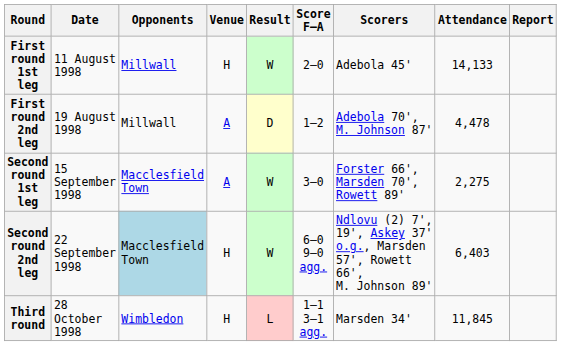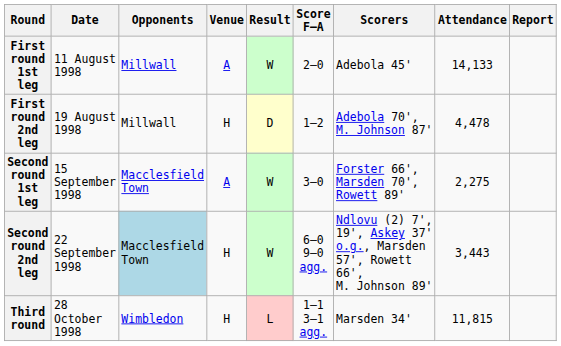(227, 65) H -> (227, 65) A
(227, 124) A -> (227, 124) H
(472, 253) 6,403 -> (472, 253) 3,443
(472, 318) 11,845 -> (472, 318) 11,815
